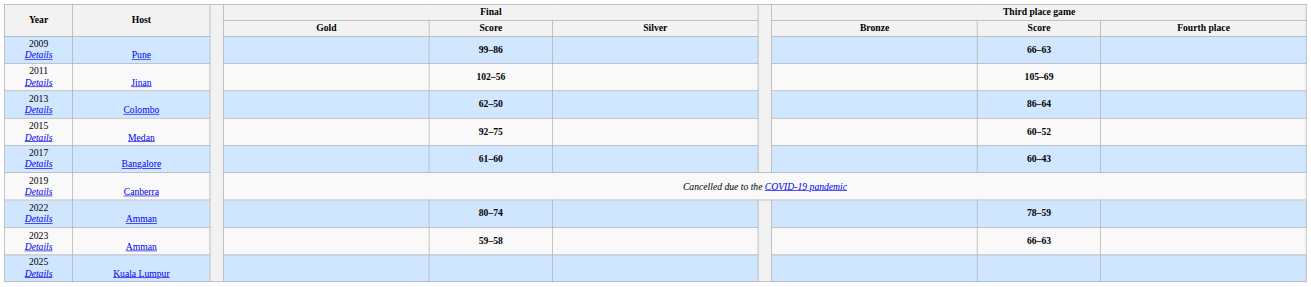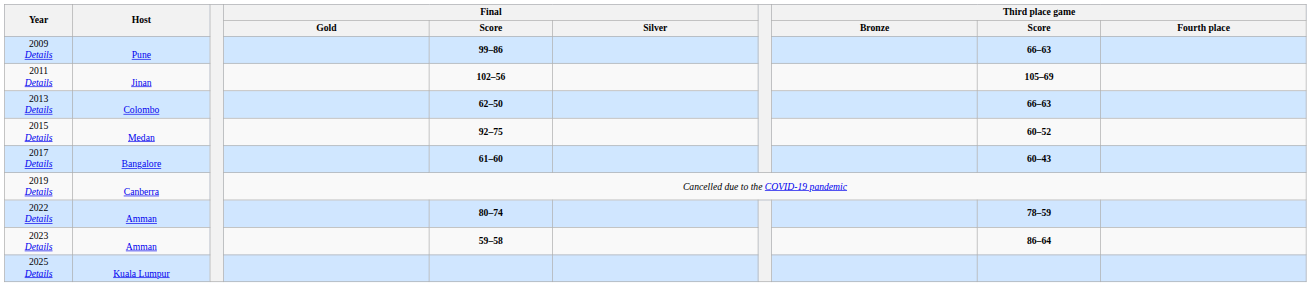(1039, 104) 86–64 -> (1039, 104) 66–63
(1039, 241) 66–63 -> (1039, 241) 86–64
